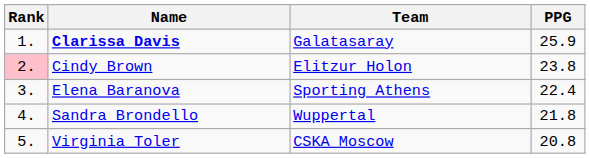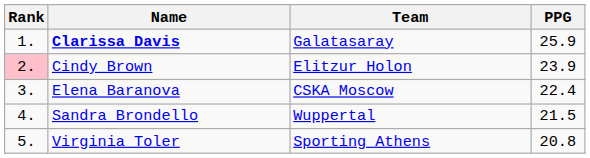(558, 67) 23.8 -> (558, 67) 23.9
(362, 91) Sporting Athens -> (343, 91) CSKA Moscow
(558, 116) 21.8 -> (558, 116) 21.5
(343, 141) CSKA Moscow -> (362, 141) Sporting Athens
